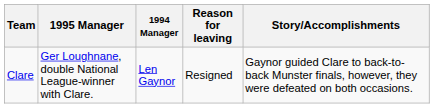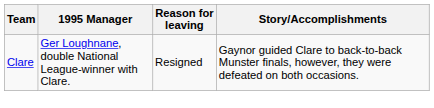- column: (159, 26)
